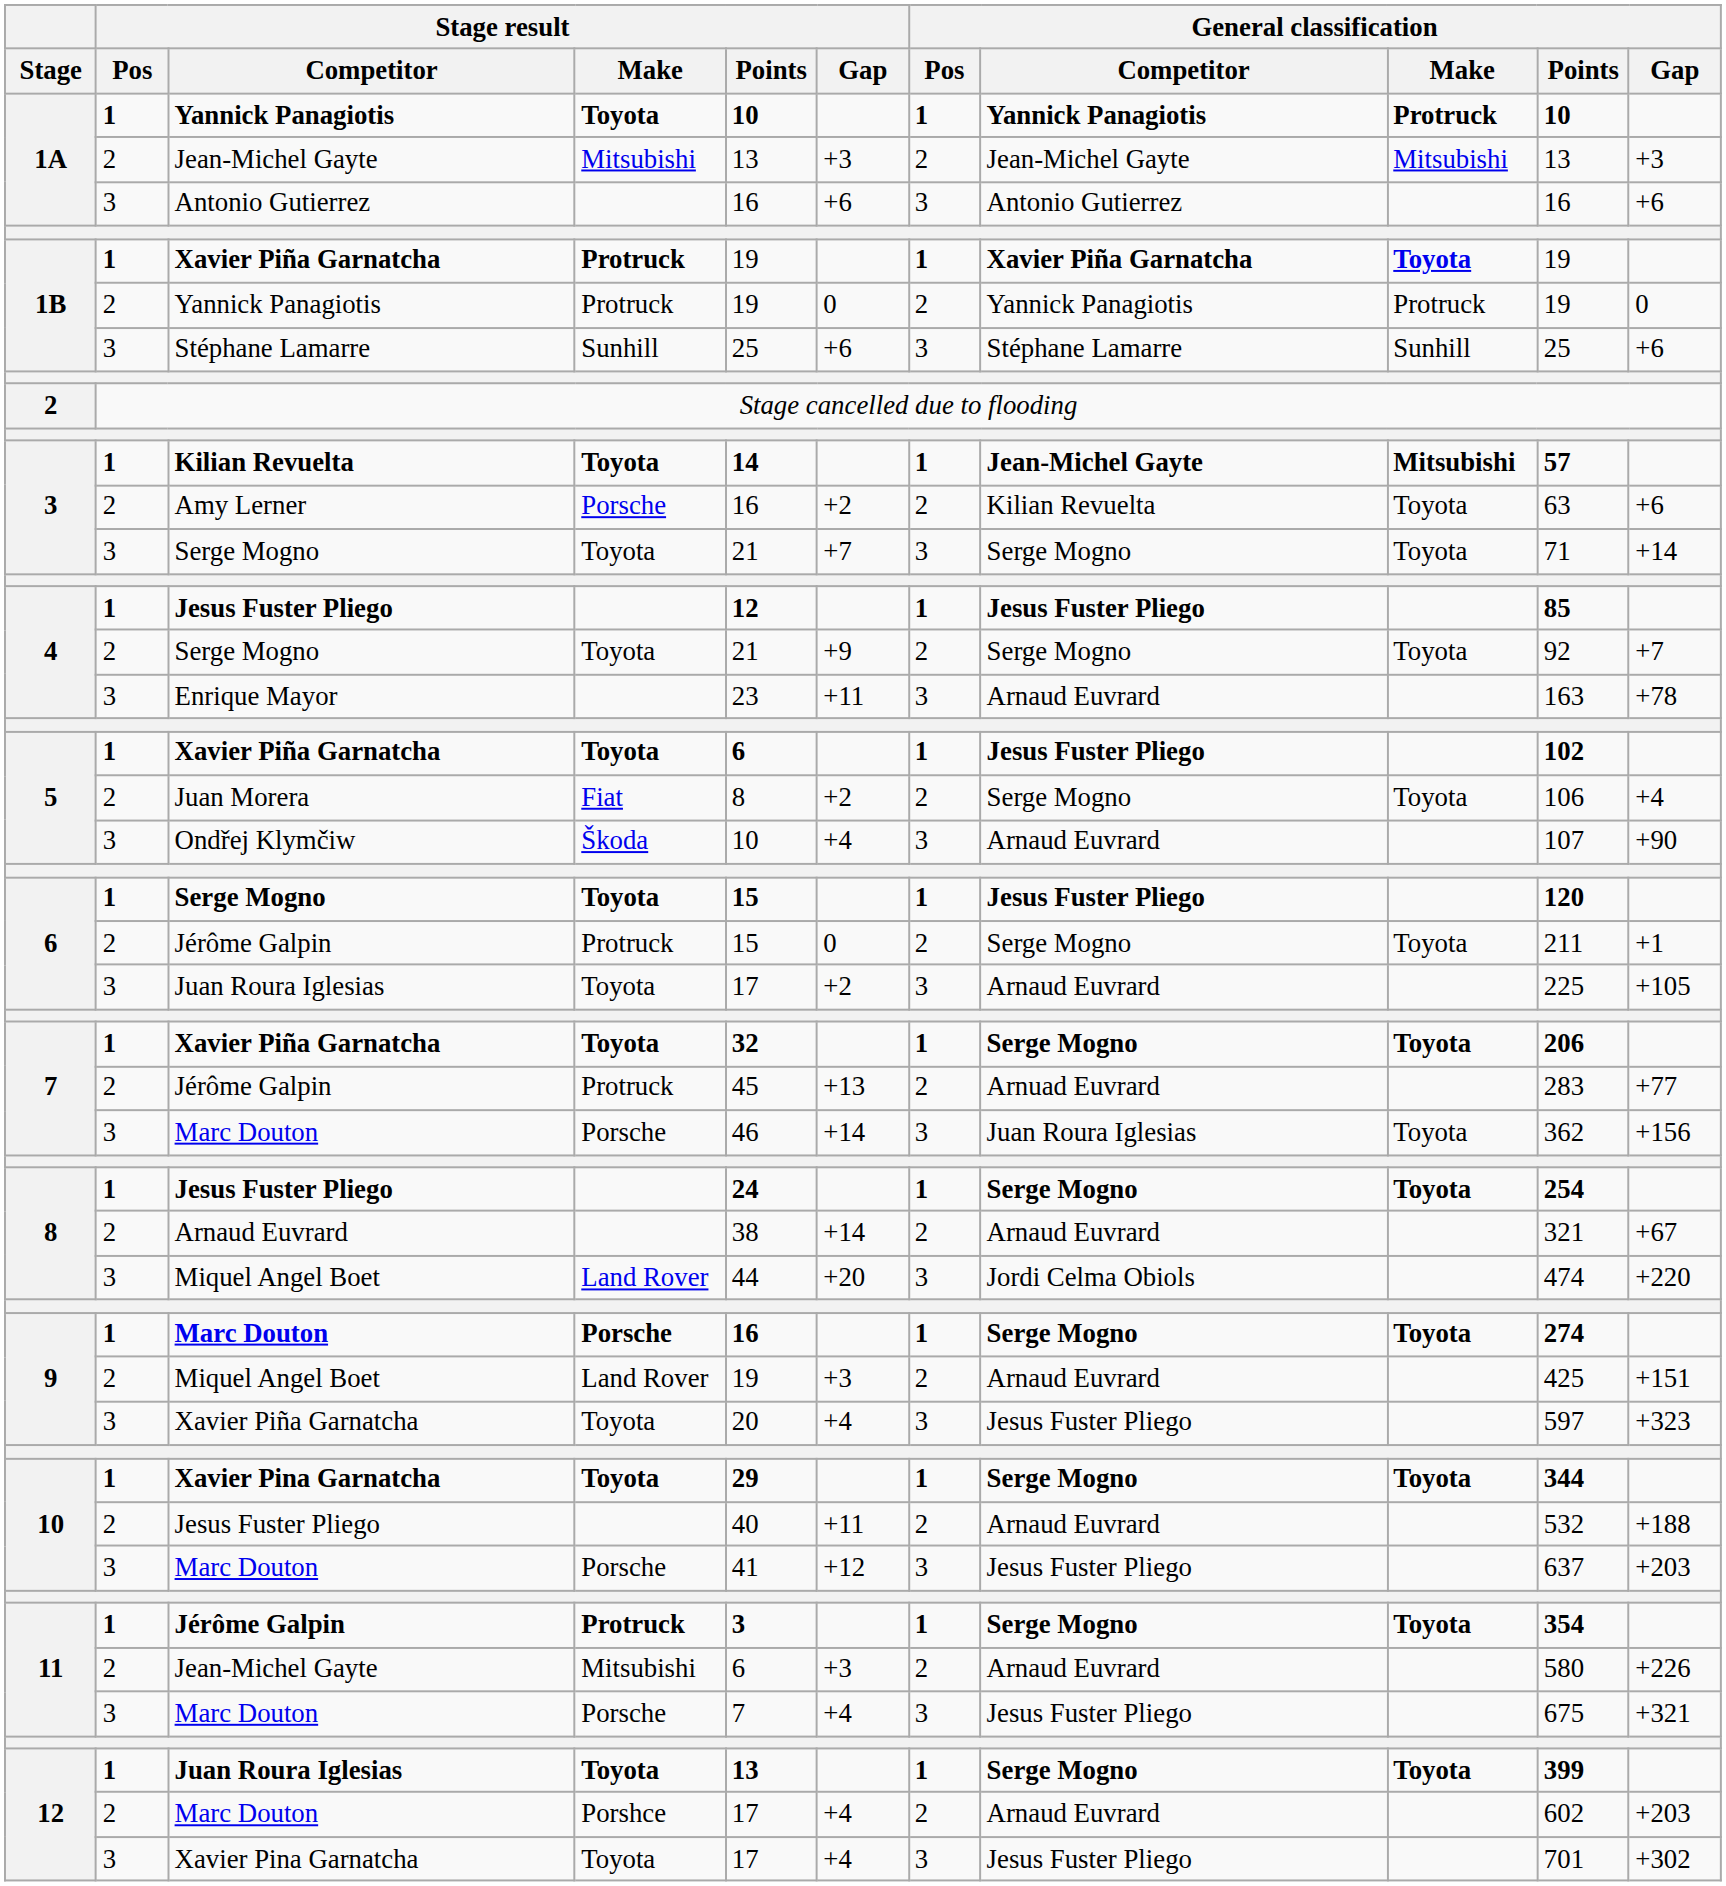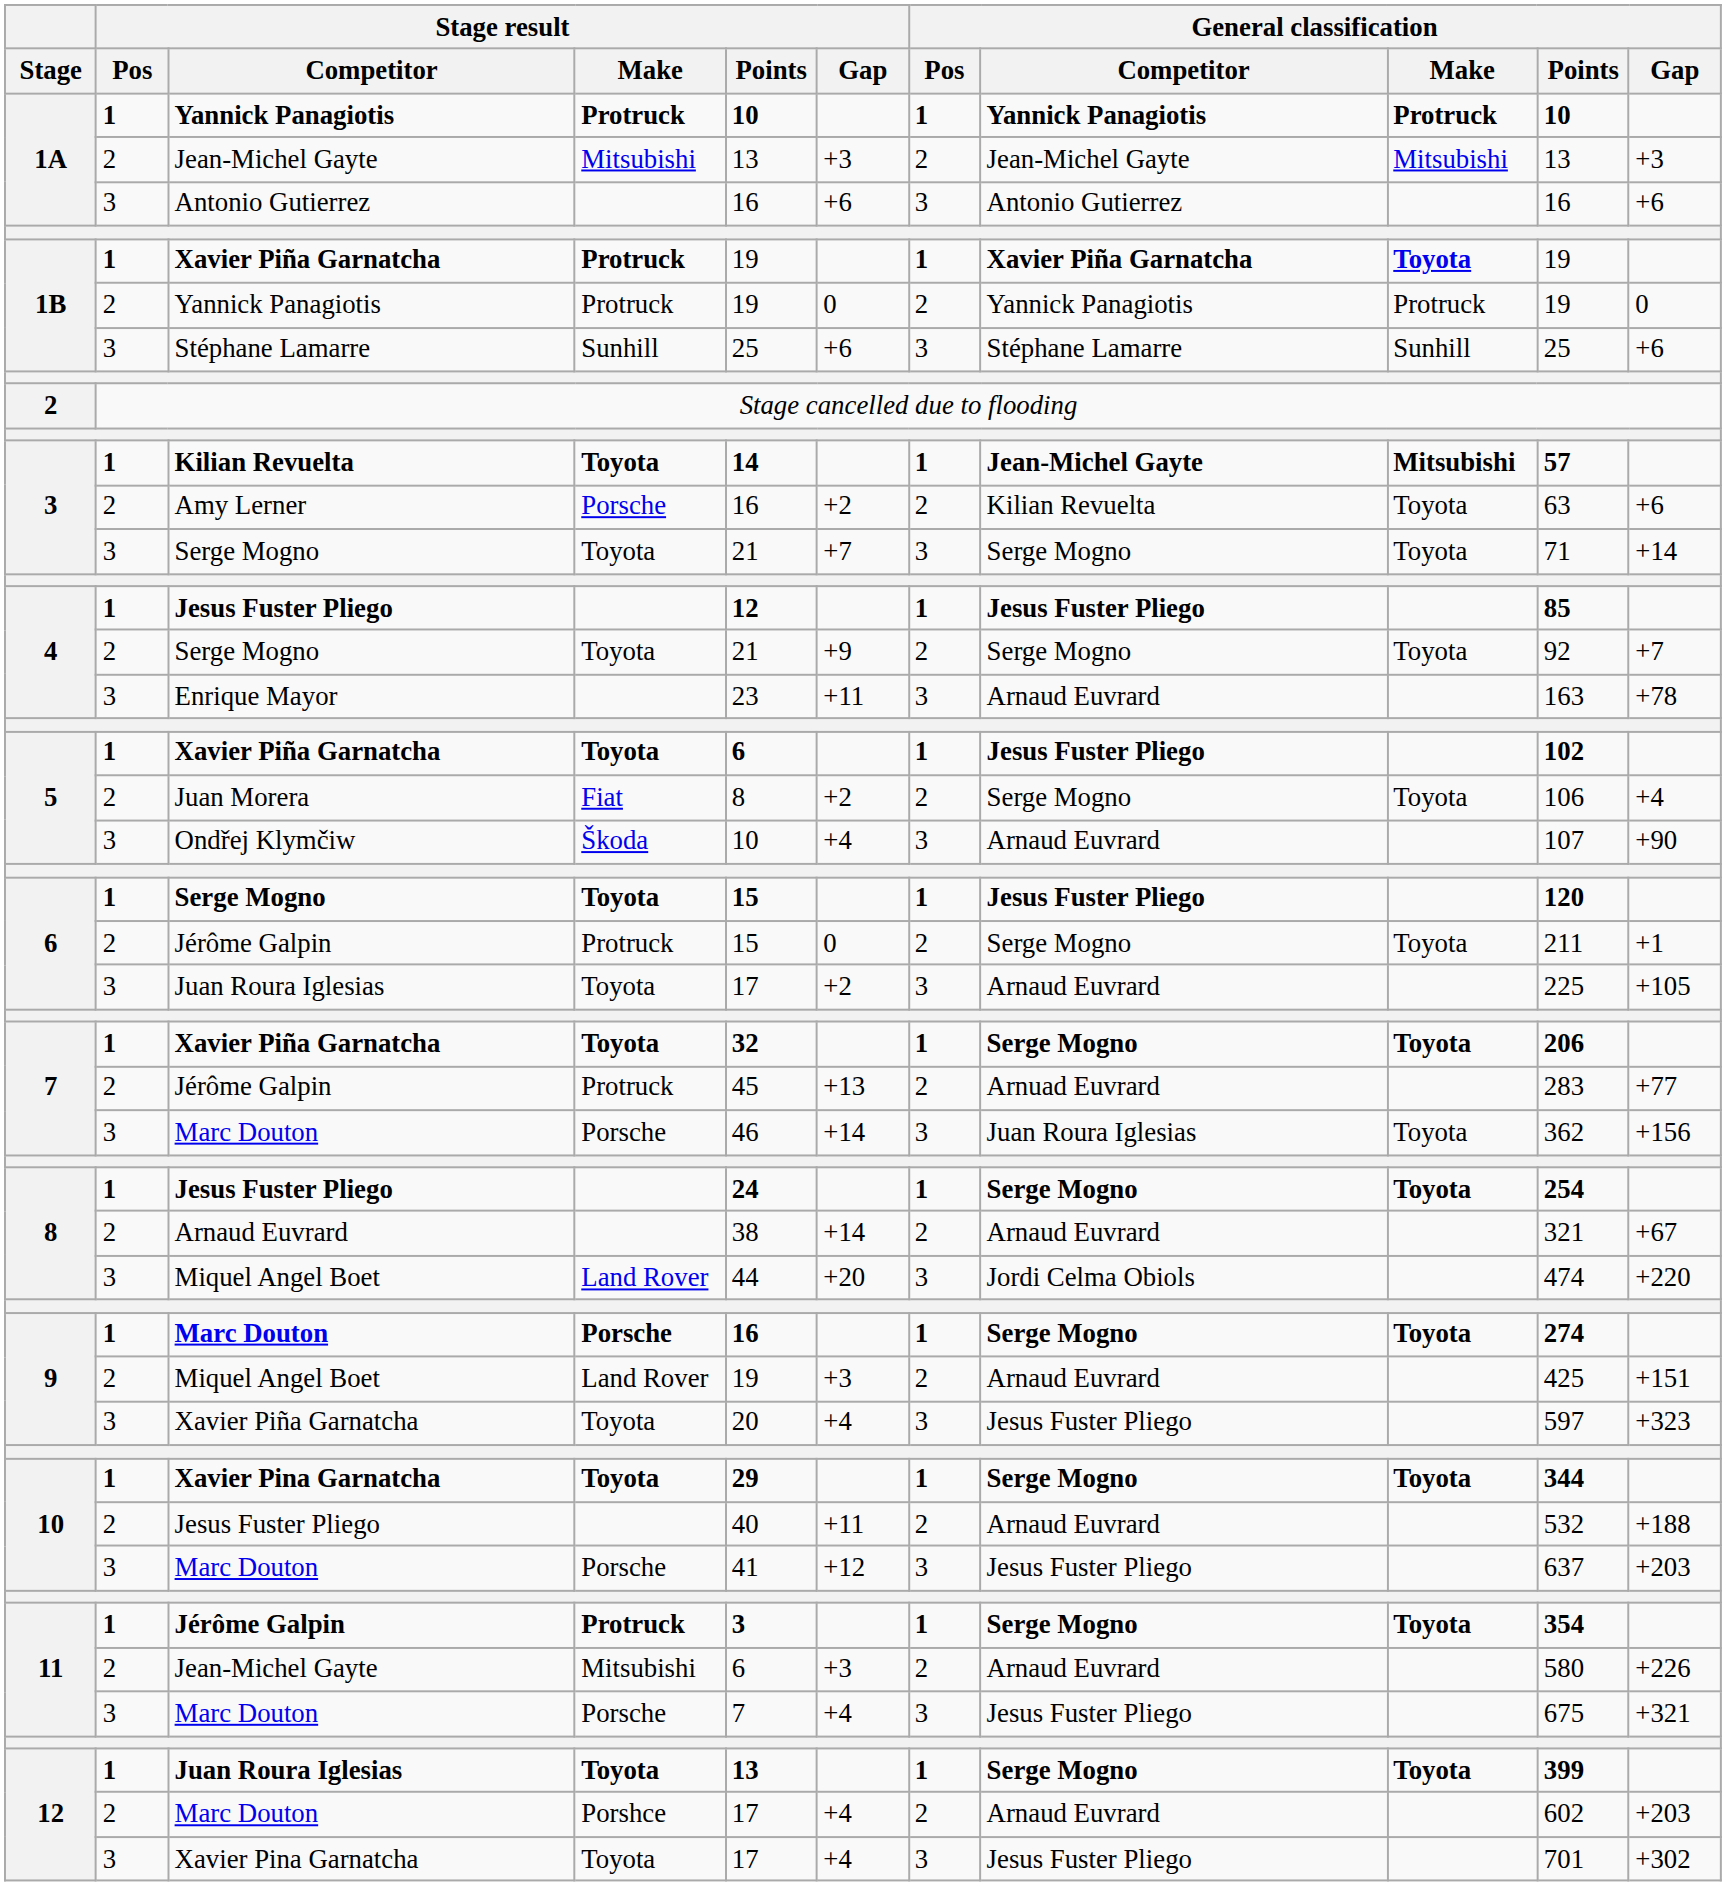(620, 114) Toyota -> (633, 114) Protruck
